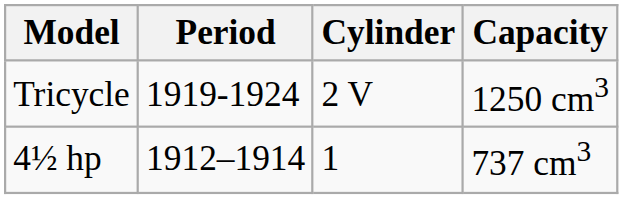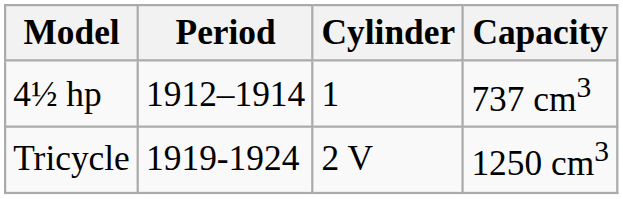rows swapped: (57, 159) <-> (72, 93)
